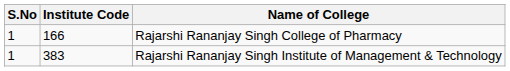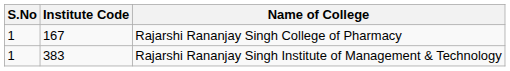(54, 35) 166 -> (54, 35) 167
